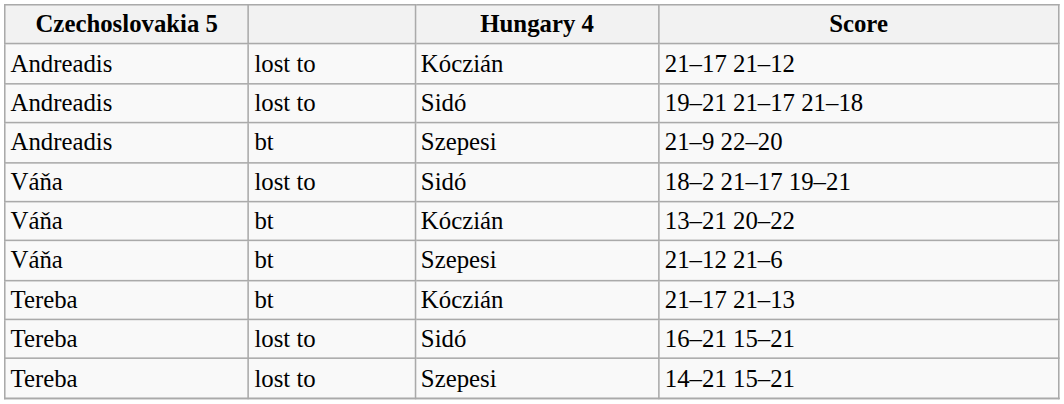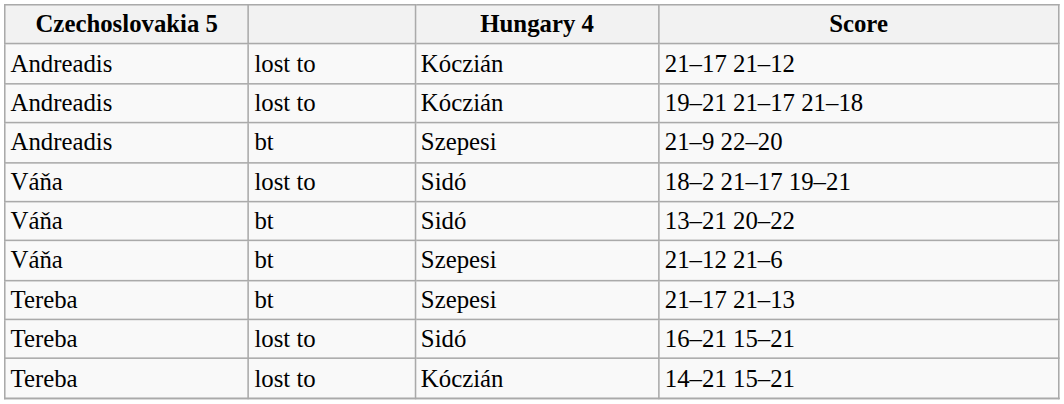(444, 102) Sidó -> (462, 102) Kóczián
(462, 220) Kóczián -> (444, 220) Sidó
(462, 299) Kóczián -> (459, 299) Szepesi
(459, 378) Szepesi -> (462, 378) Kóczián
